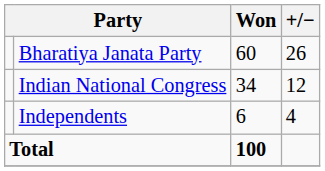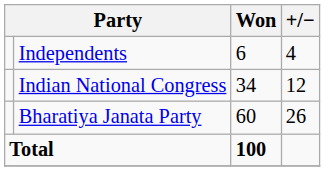rows swapped: (110, 52) <-> (73, 117)
